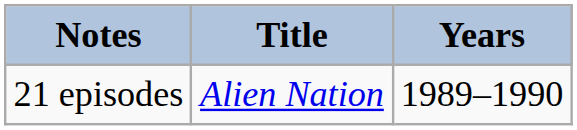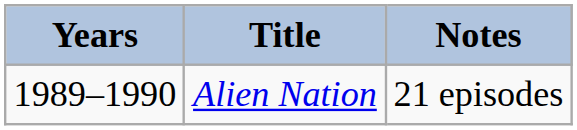columns swapped: (482, 34) <-> (98, 34)
